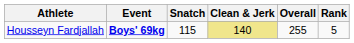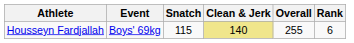(137, 30) bold -> (135, 30) normal
(334, 30) 5 -> (330, 30) 6
